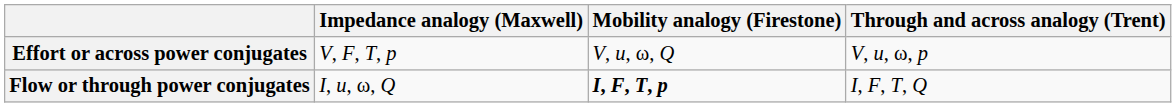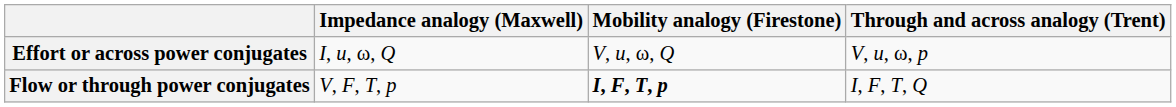(358, 53) V, F, T, p -> (357, 53) I, u, ω, Q
(357, 85) I, u, ω, Q -> (358, 85) V, F, T, p
